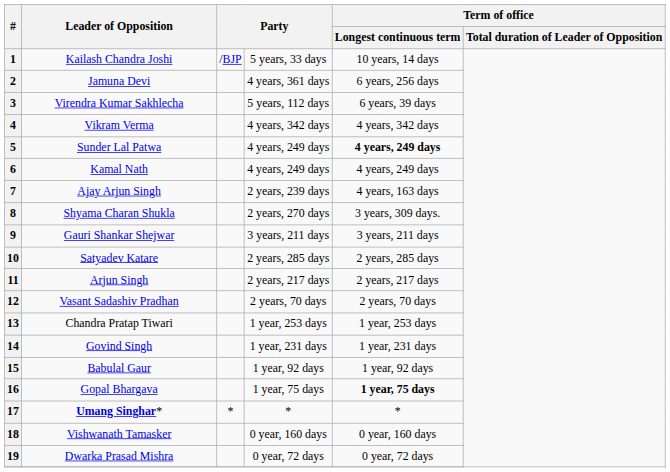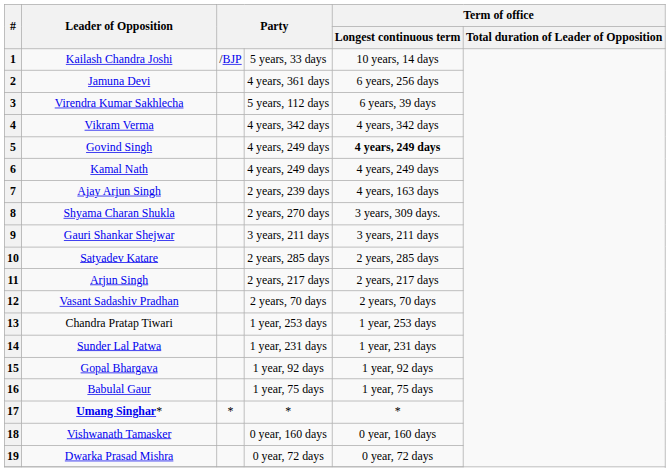(119, 147) Sunder Lal Patwa -> (119, 147) Govind Singh
(119, 345) Govind Singh -> (119, 345) Sunder Lal Patwa
(119, 367) Babulal Gaur -> (119, 367) Gopal Bhargava
(119, 390) Gopal Bhargava -> (119, 390) Babulal Gaur
(398, 390) bold -> (398, 390) normal
